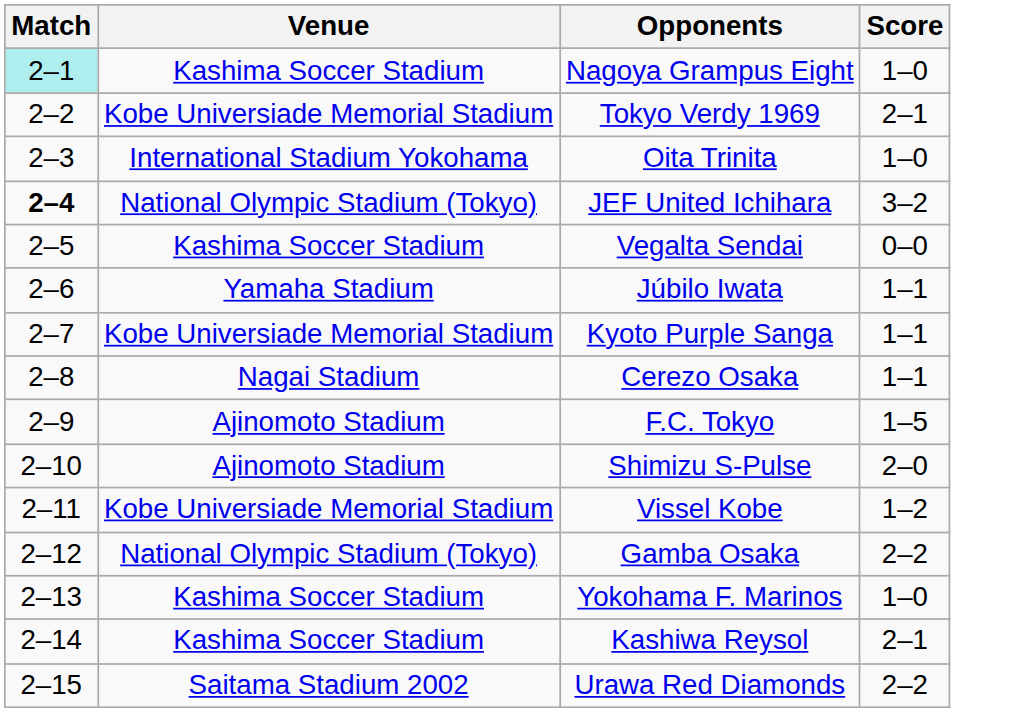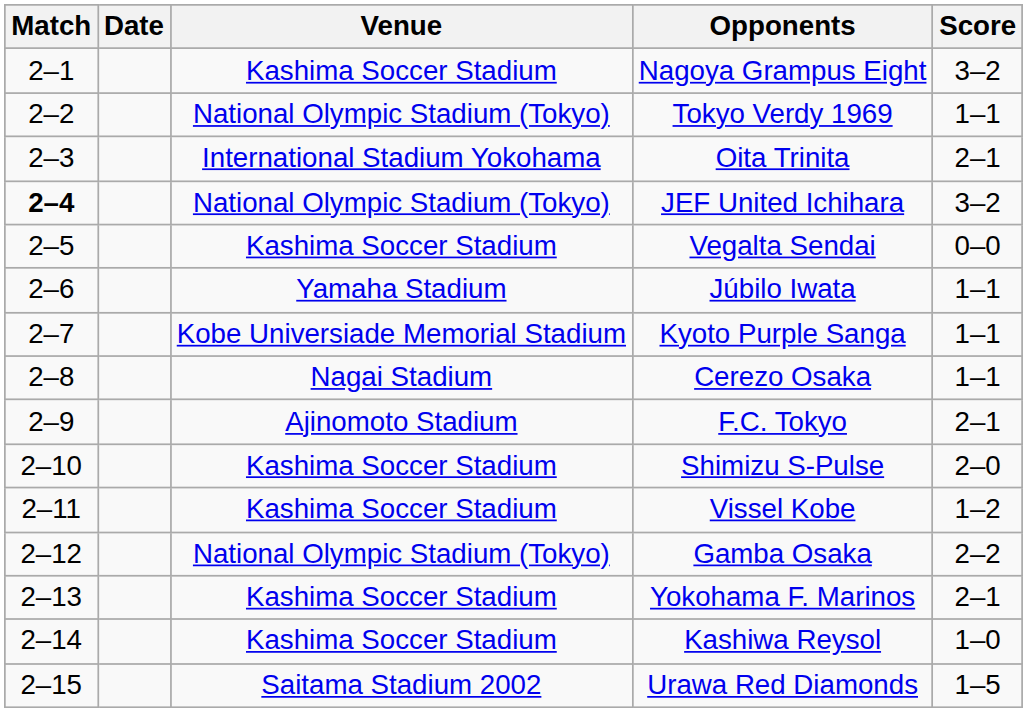+ column: (134, 26)
(51, 70) paleturquoise background -> (51, 70) no background
(905, 70) 1–0 -> (978, 70) 3–2
(329, 114) Kobe Universiade Memorial Stadium -> (401, 114) National Olympic Stadium (Tokyo)
(905, 114) 2–1 -> (978, 114) 1–1
(905, 158) 1–0 -> (978, 158) 2–1
(905, 421) 1–5 -> (978, 421) 2–1
(329, 465) Ajinomoto Stadium -> (401, 465) Kashima Soccer Stadium
(329, 509) Kobe Universiade Memorial Stadium -> (401, 509) Kashima Soccer Stadium
(905, 597) 1–0 -> (978, 597) 2–1
(905, 641) 2–1 -> (978, 641) 1–0
(905, 684) 2–2 -> (978, 684) 1–5
